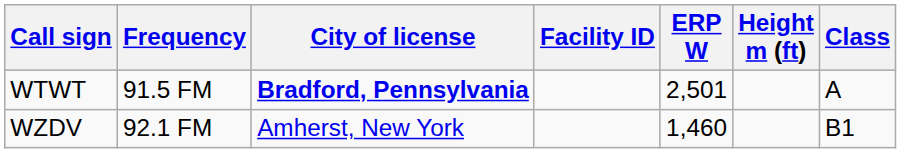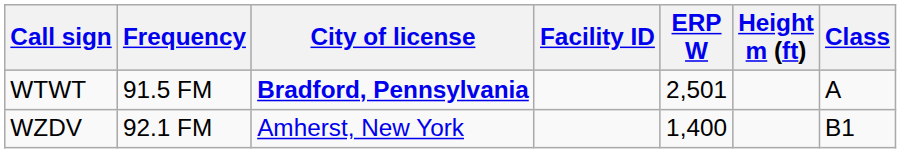(697, 128) 1,460 -> (697, 128) 1,400
